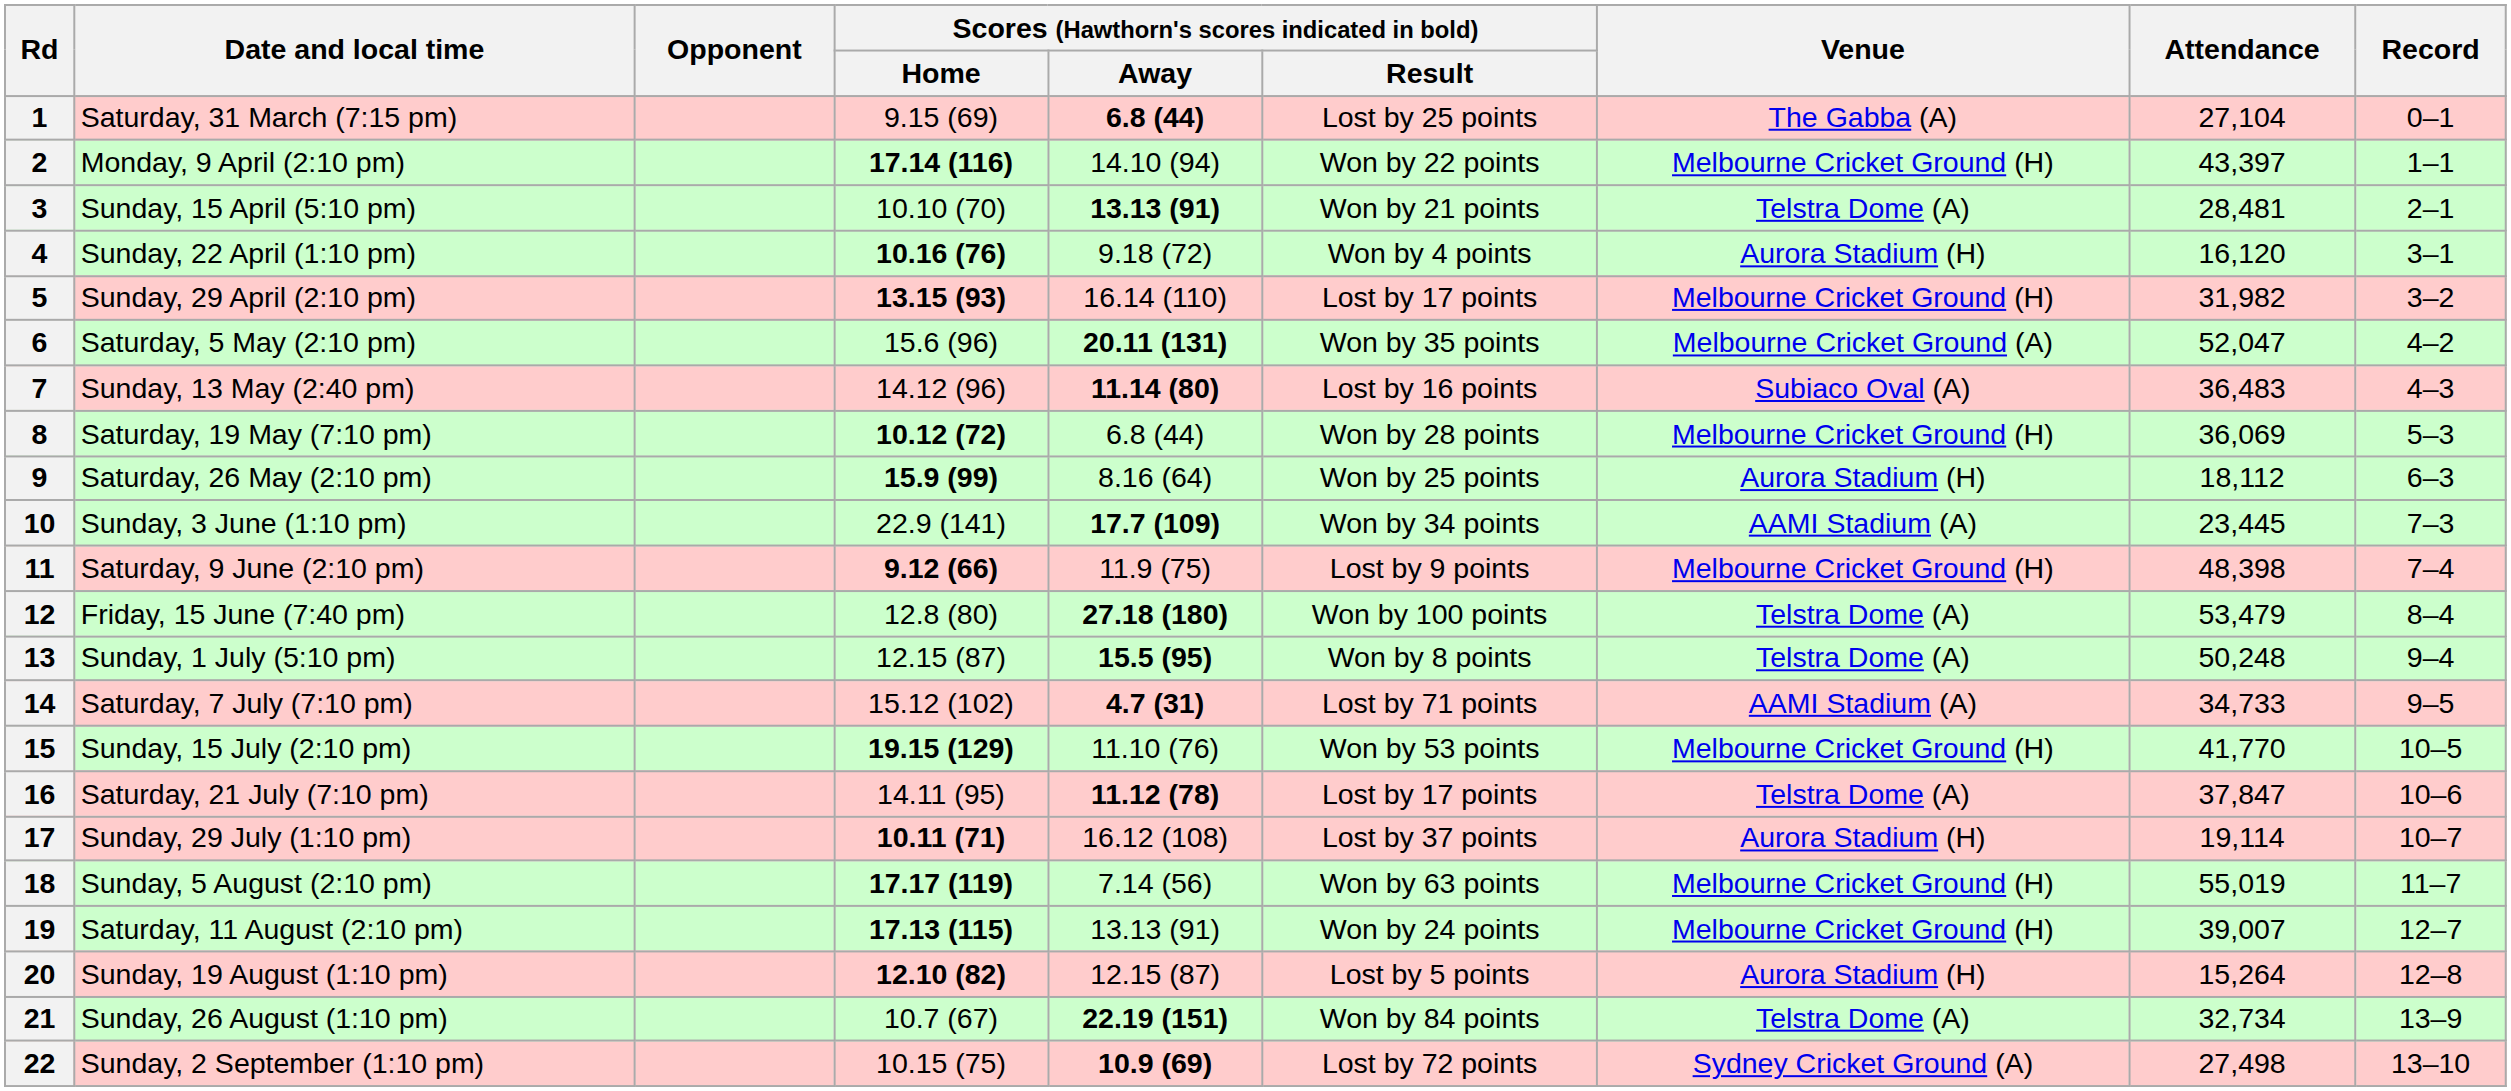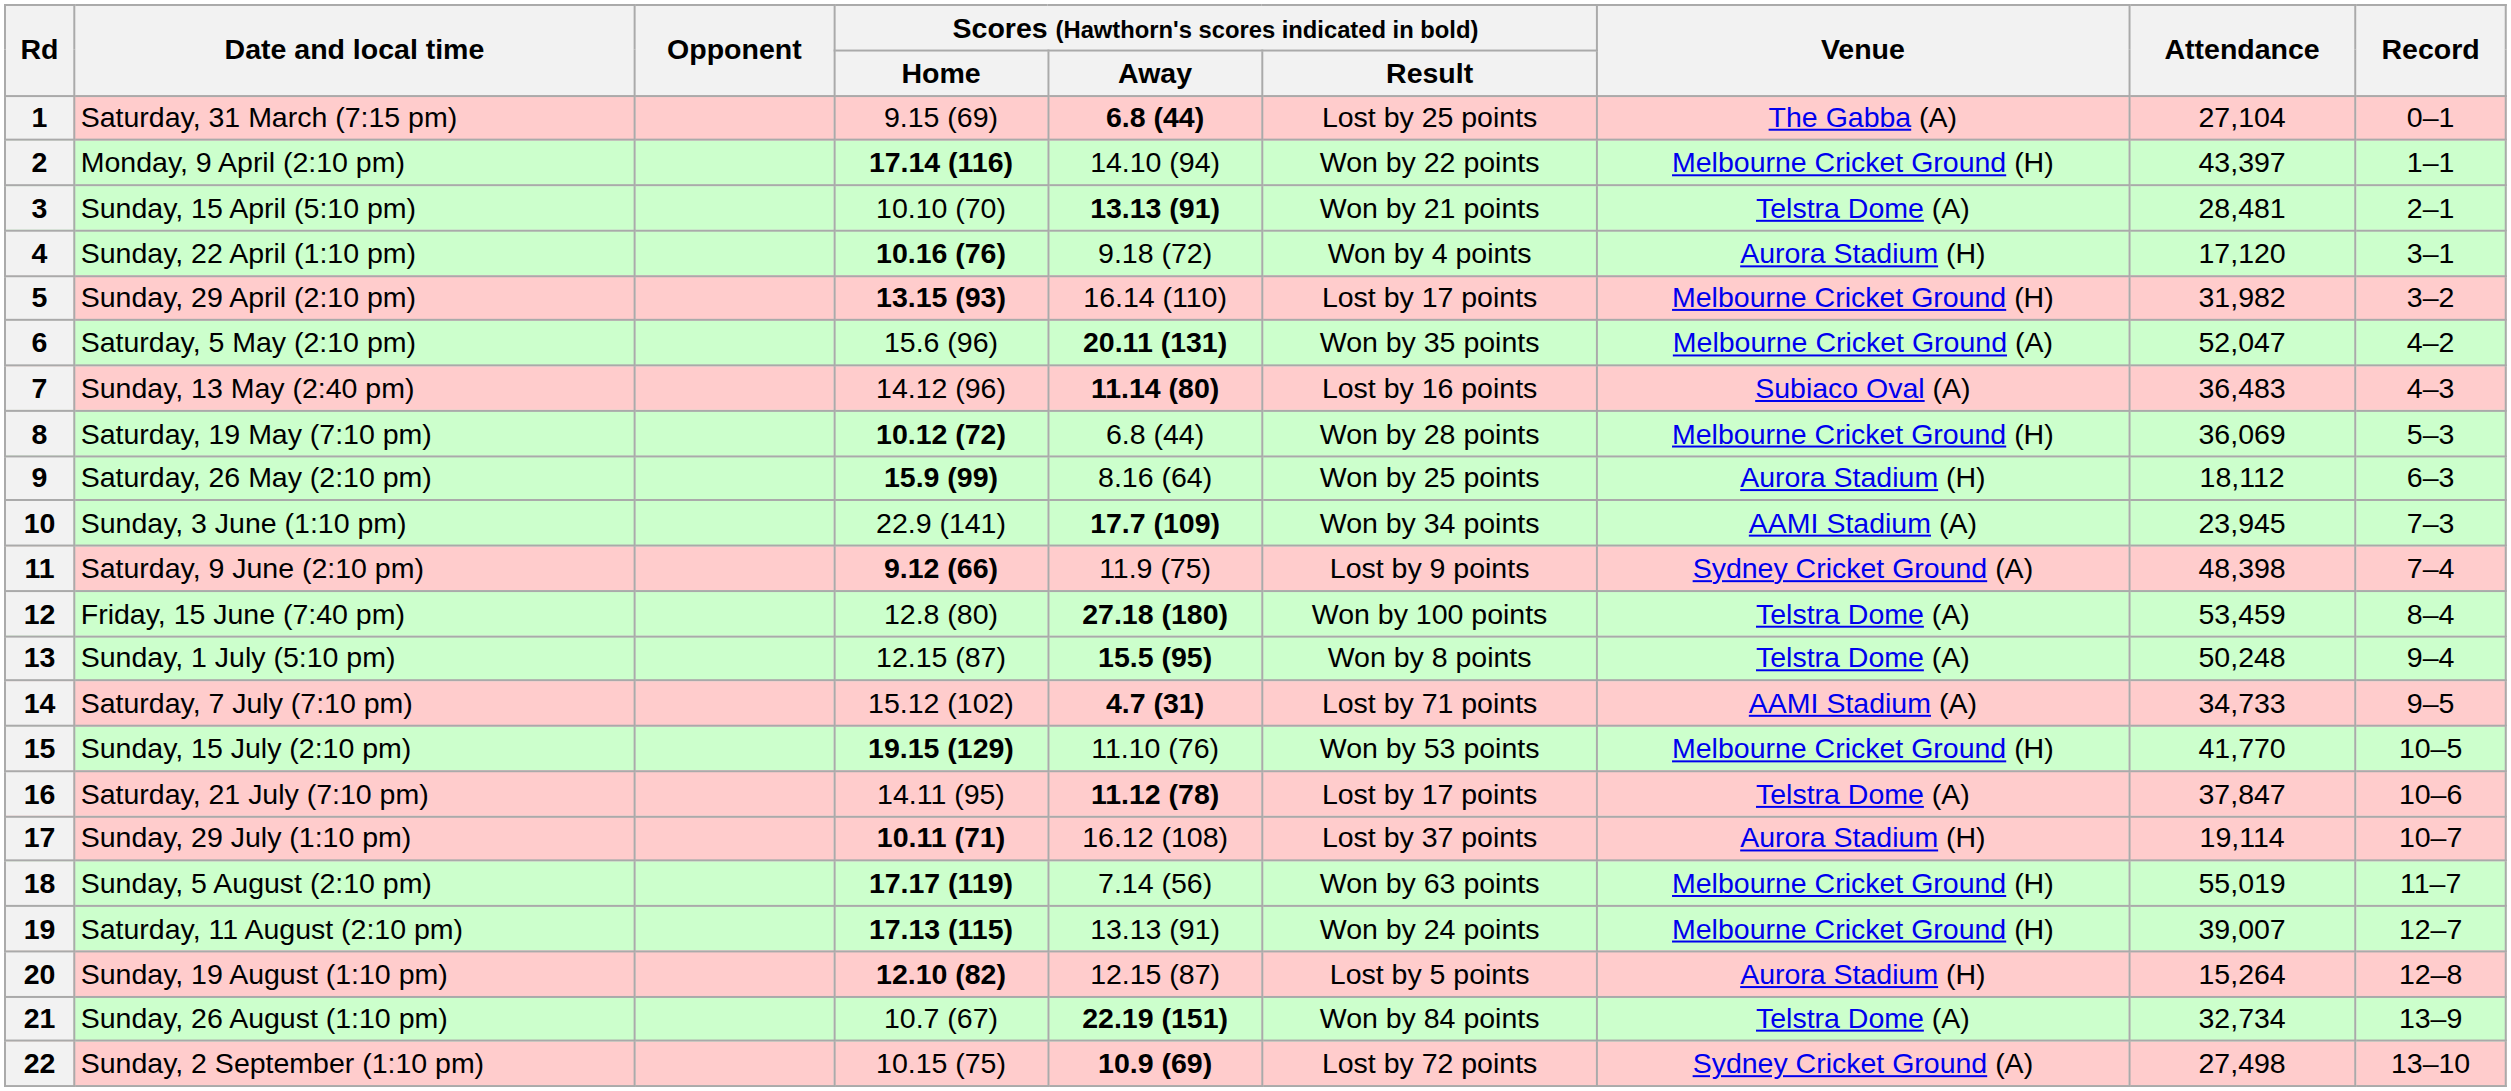(2242, 253) 16,120 -> (2242, 253) 17,120
(2242, 523) 23,445 -> (2242, 523) 23,945
(1863, 568) Melbourne Cricket Ground (H) -> (1863, 568) Sydney Cricket Ground (A)
(2242, 613) 53,479 -> (2242, 613) 53,459
